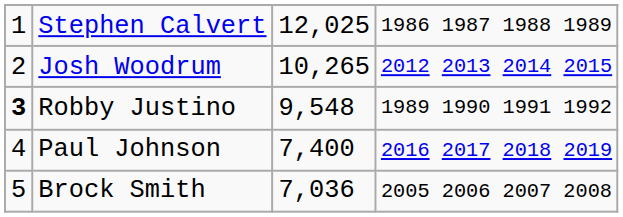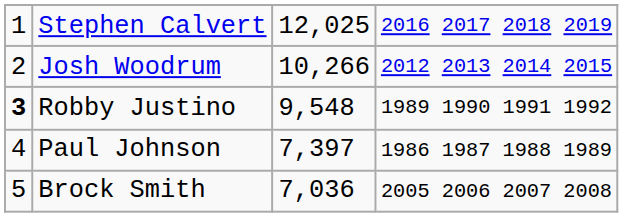(496, 26) 1986 1987 1988 1989 -> (497, 26) 2016 2017 2018 2019
(324, 67) 10,265 -> (324, 67) 10,266
(317, 150) 7,400 -> (317, 150) 7,397
(497, 150) 2016 2017 2018 2019 -> (496, 150) 1986 1987 1988 1989
